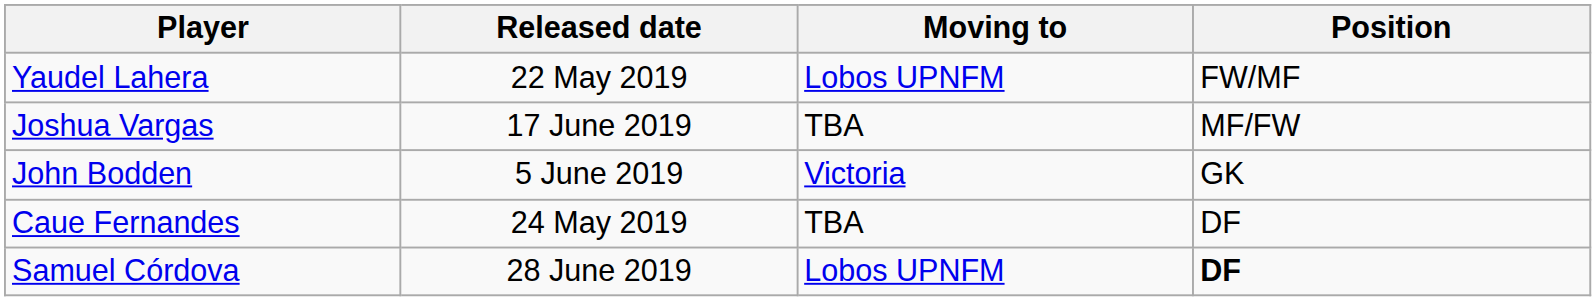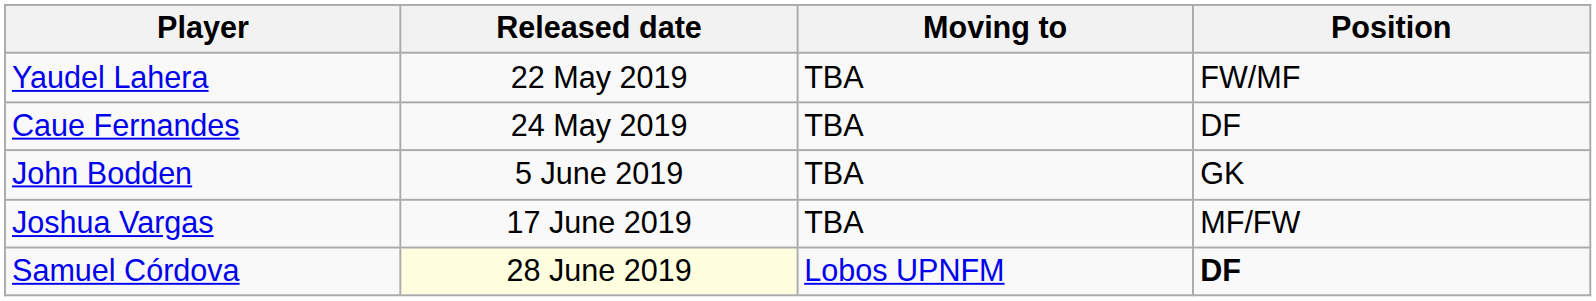(904, 77) Lobos UPNFM -> (834, 77) TBA
rows swapped: (126, 222) <-> (113, 125)
(855, 174) Victoria -> (834, 174) TBA
(599, 271) no background -> (599, 271) lightyellow background
